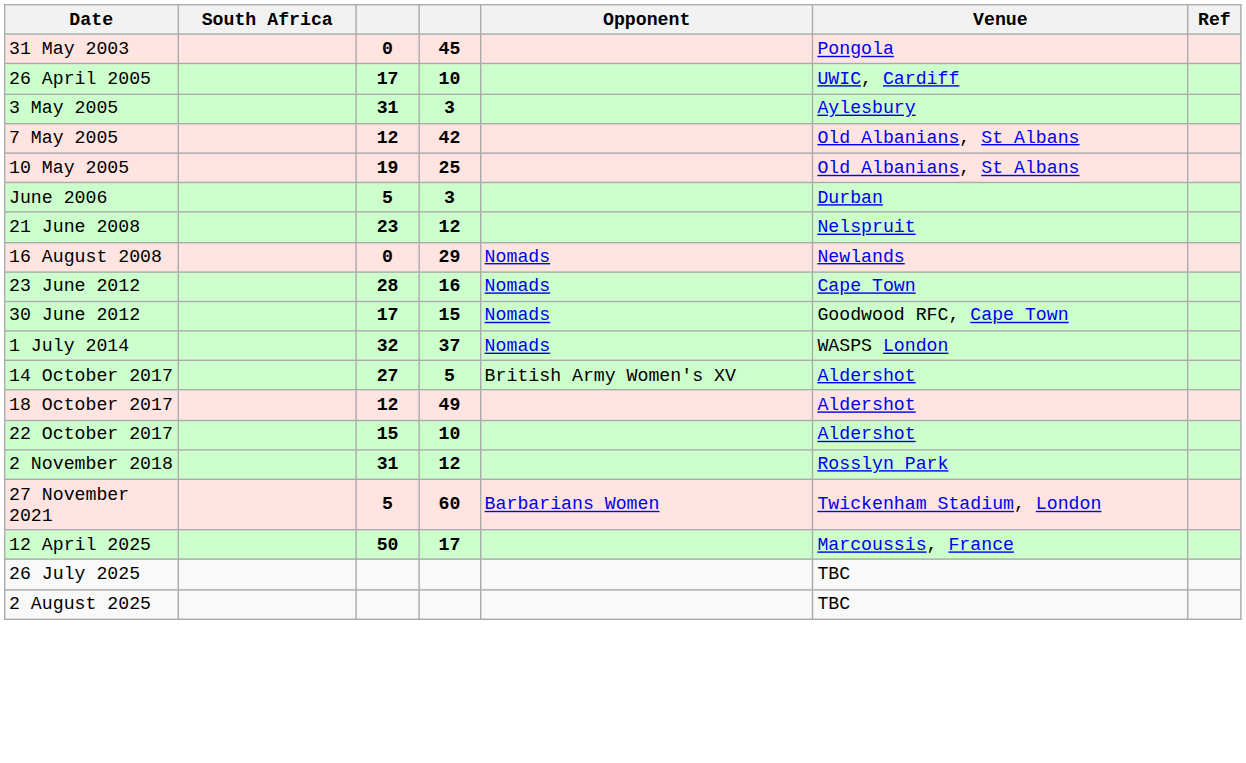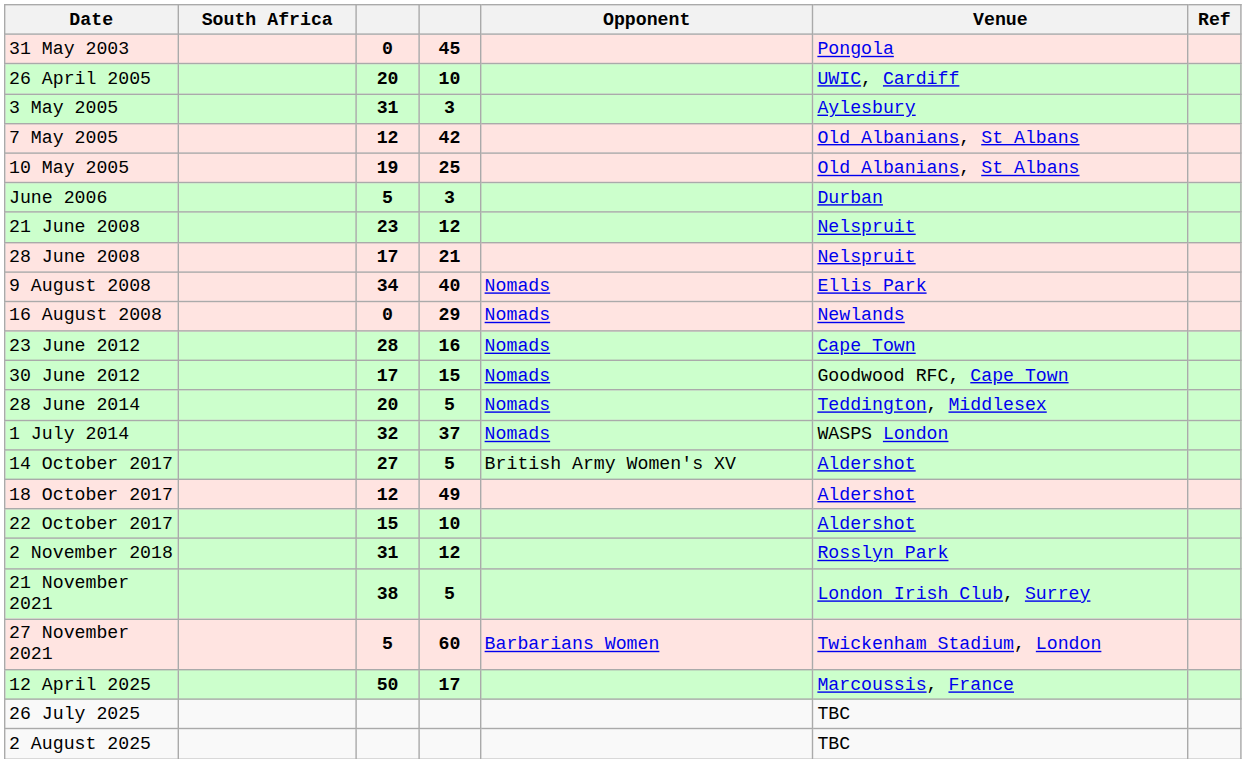(388, 79) 17 -> (388, 79) 20
+ row: (75, 257)
+ row: (80, 286)
+ row: (75, 405)
+ row: (69, 594)
